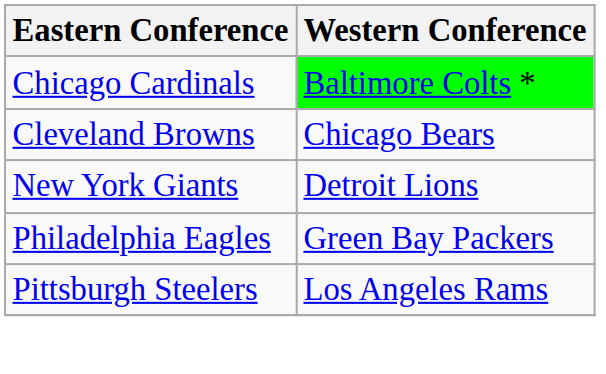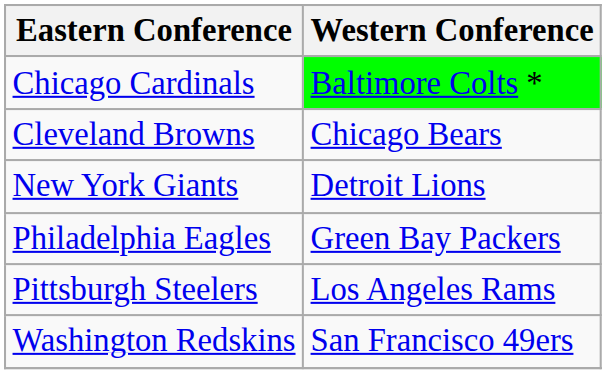+ row: (154, 340)
